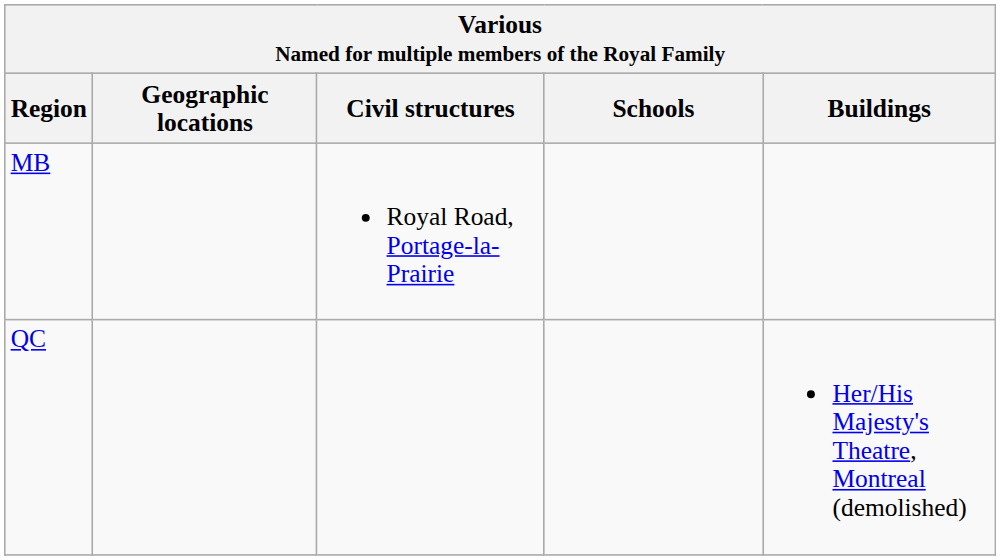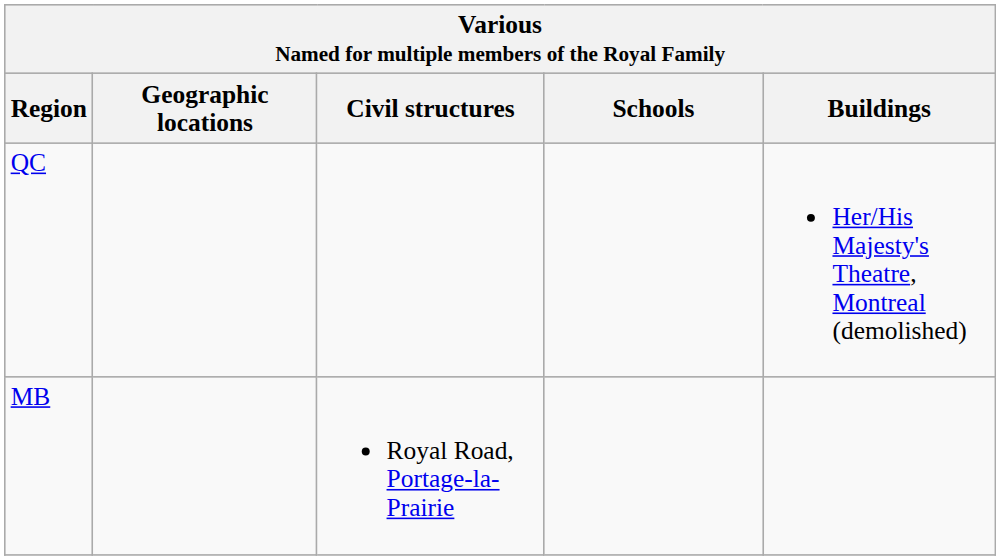rows swapped: (30, 162) <-> (28, 339)
